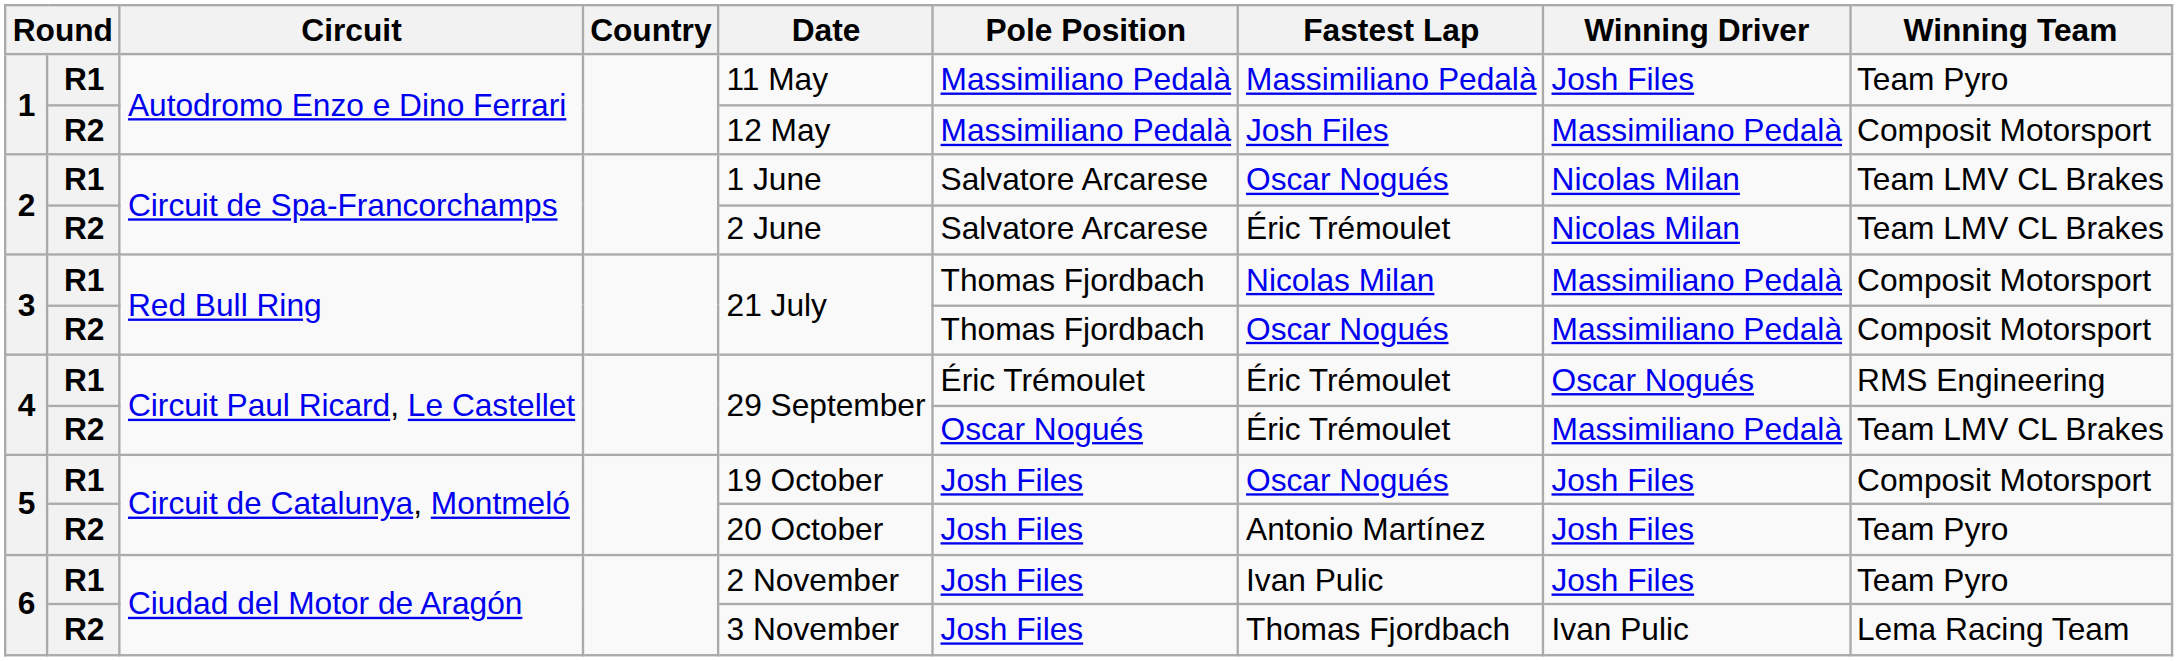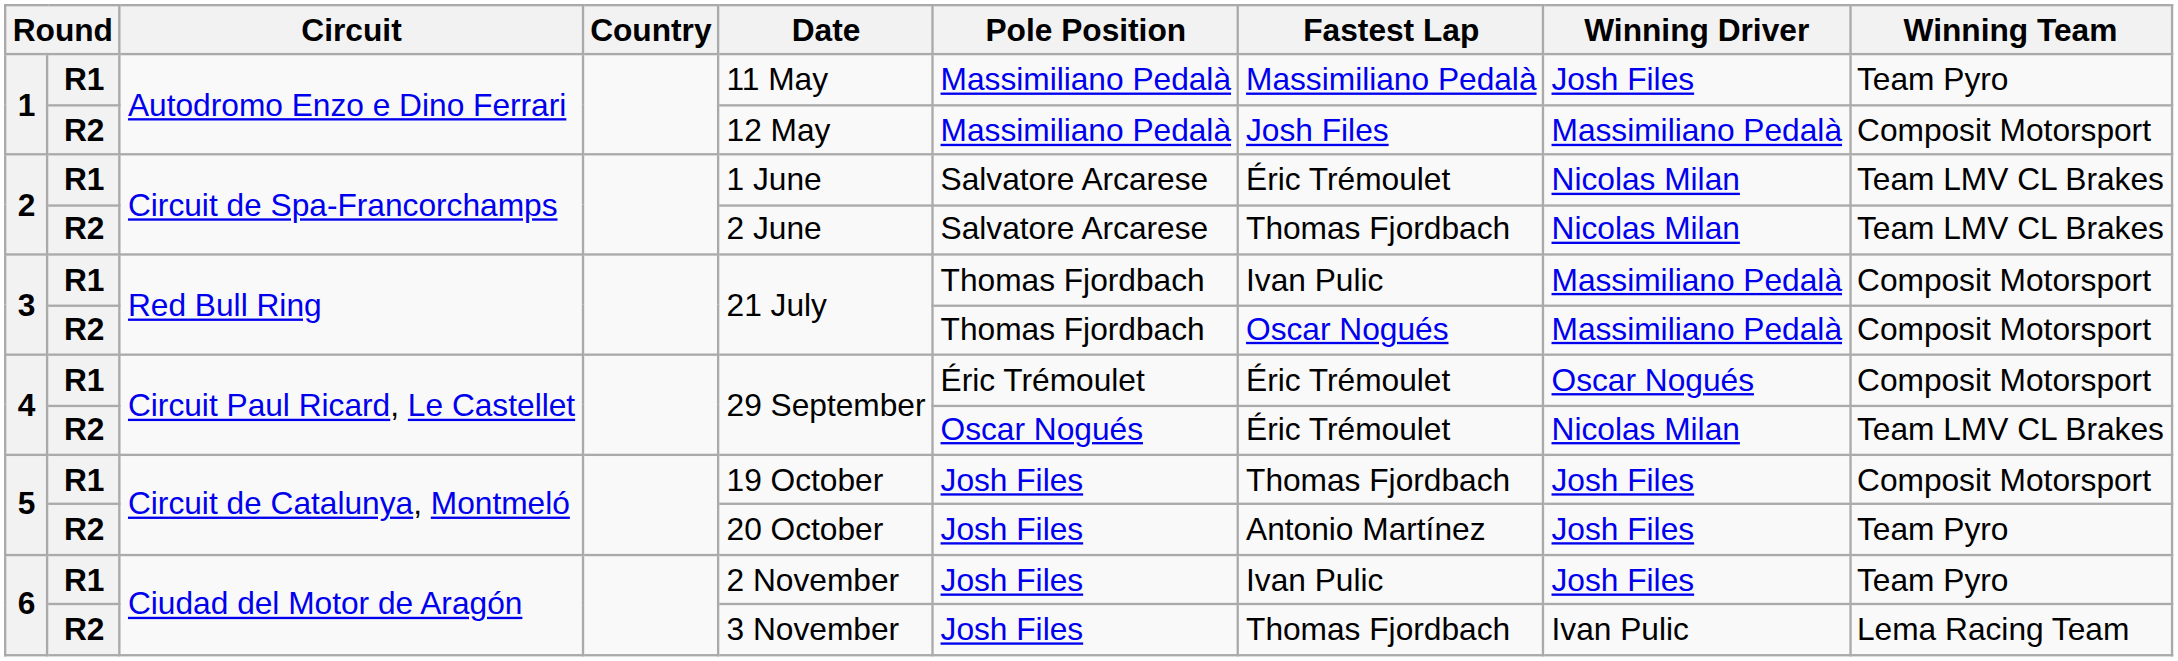(1347, 180) Oscar Nogués -> (1348, 180) Éric Trémoulet
(1348, 230) Éric Trémoulet -> (1378, 230) Thomas Fjordbach
(1340, 279) Nicolas Milan -> (1315, 279) Ivan Pulic
(1981, 379) RMS Engineering -> (2004, 379) Composit Motorsport
(1697, 429) Massimiliano Pedalà -> (1646, 429) Nicolas Milan
(1347, 479) Oscar Nogués -> (1378, 479) Thomas Fjordbach
